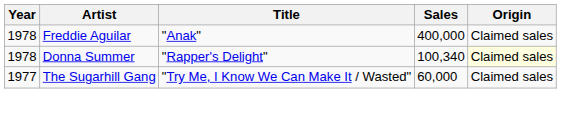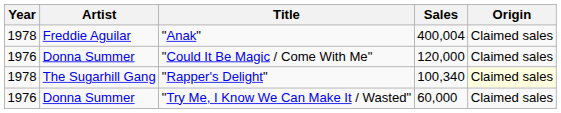(441, 35) 400,000 -> (441, 35) 400,004
+ row: (267, 56)
(89, 56) Donna Summer -> (99, 77) The Sugarhill Gang
(22, 77) 1977 -> (22, 98) 1976
(99, 77) The Sugarhill Gang -> (89, 98) Donna Summer
